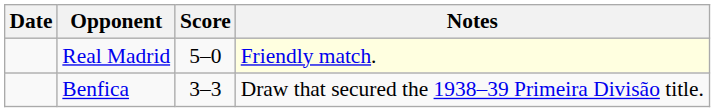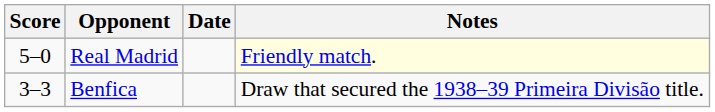columns swapped: (31, 21) <-> (205, 21)
